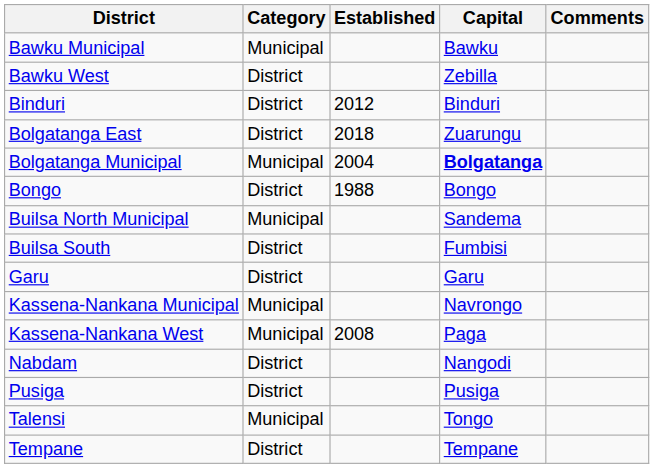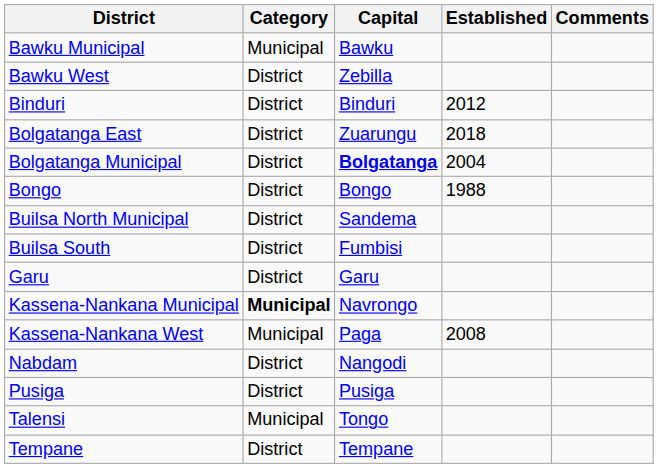columns swapped: (493, 18) <-> (385, 18)
(285, 162) Municipal -> (275, 162) District
(285, 219) Municipal -> (275, 219) District
(285, 305) normal -> (289, 305) bold
